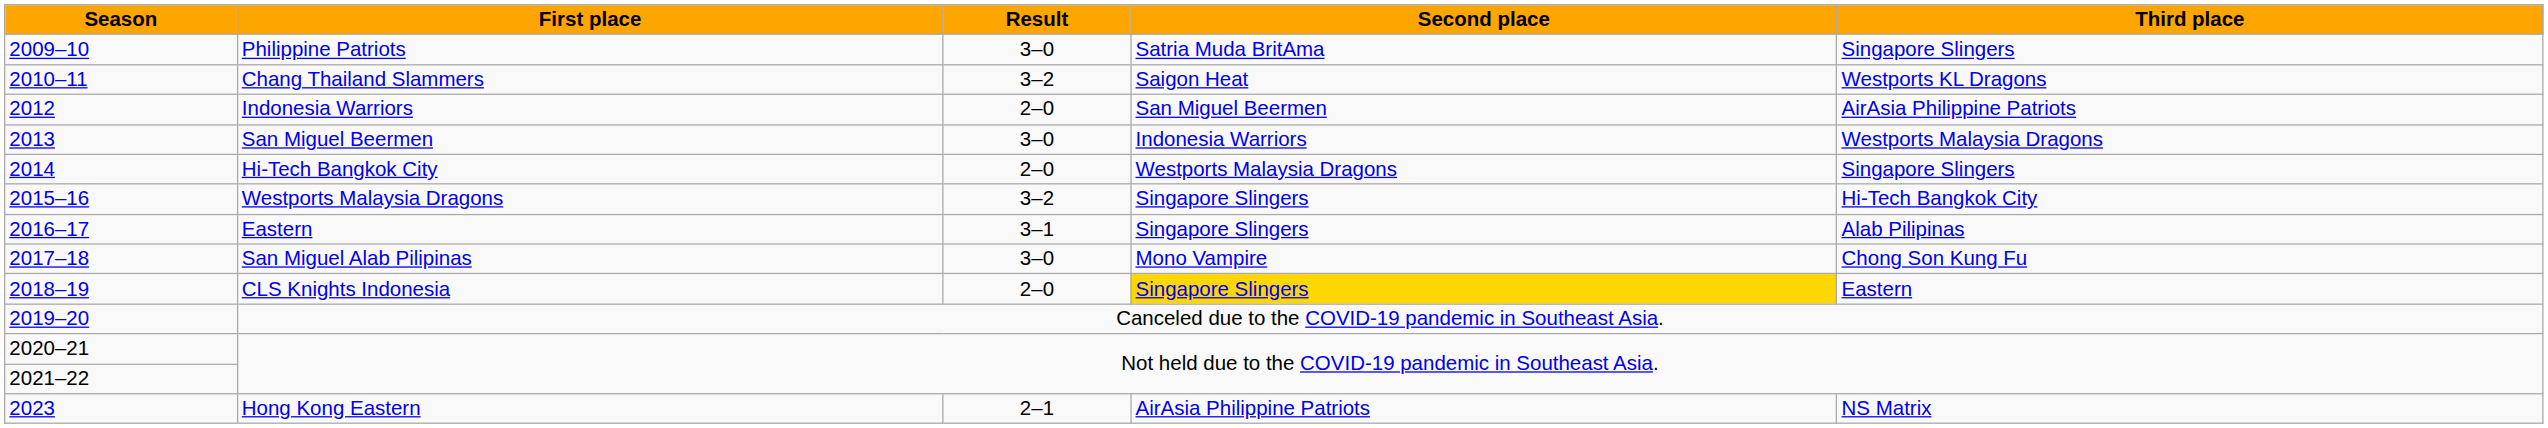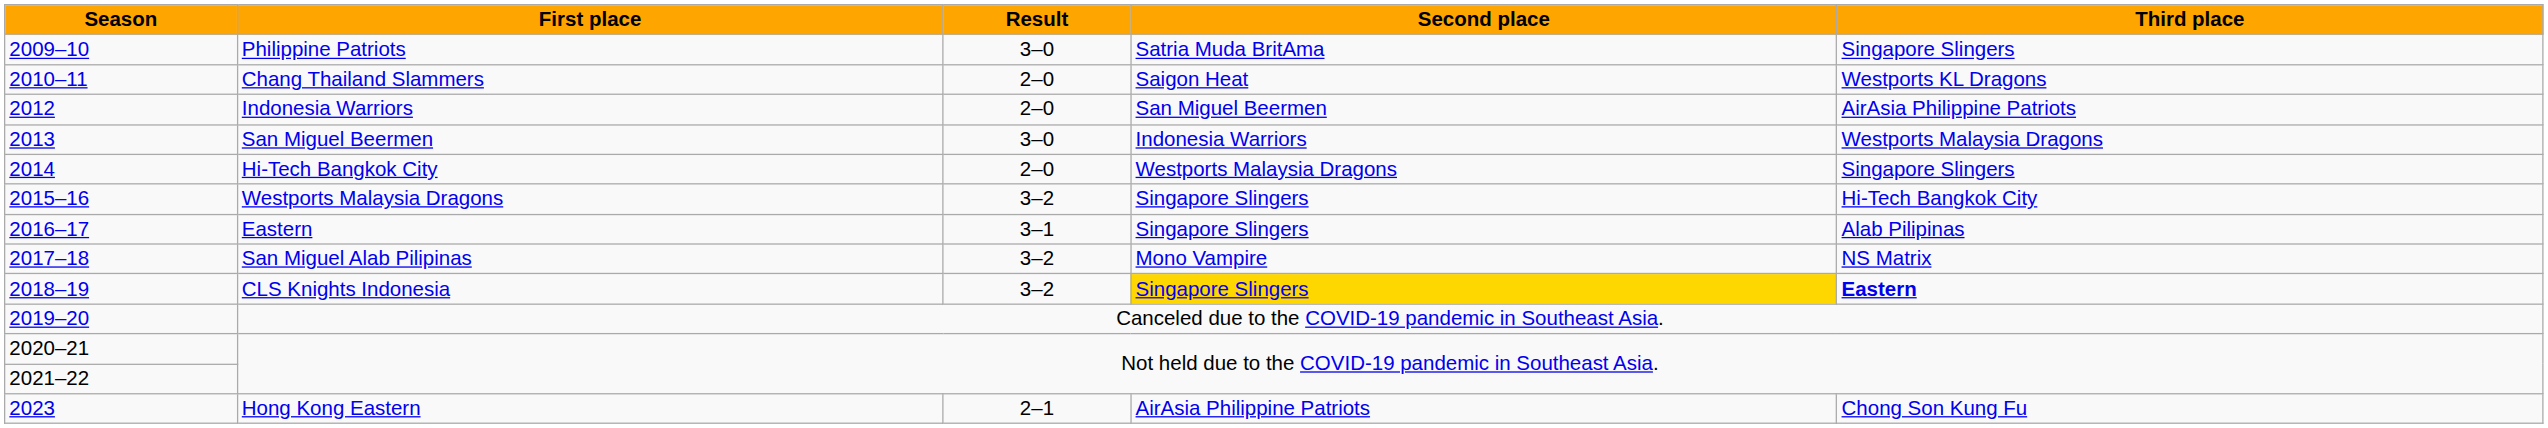(1037, 79) 3–2 -> (1037, 79) 2–0
(1037, 258) 3–0 -> (1037, 258) 3–2
(1934, 258) Chong Son Kung Fu -> (1887, 258) NS Matrix
(1037, 288) 2–0 -> (1037, 288) 3–2
(1877, 288) normal -> (1879, 288) bold
(1887, 408) NS Matrix -> (1934, 408) Chong Son Kung Fu
